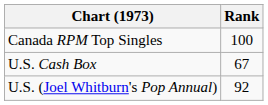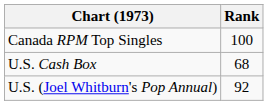(242, 64) 67 -> (242, 64) 68
